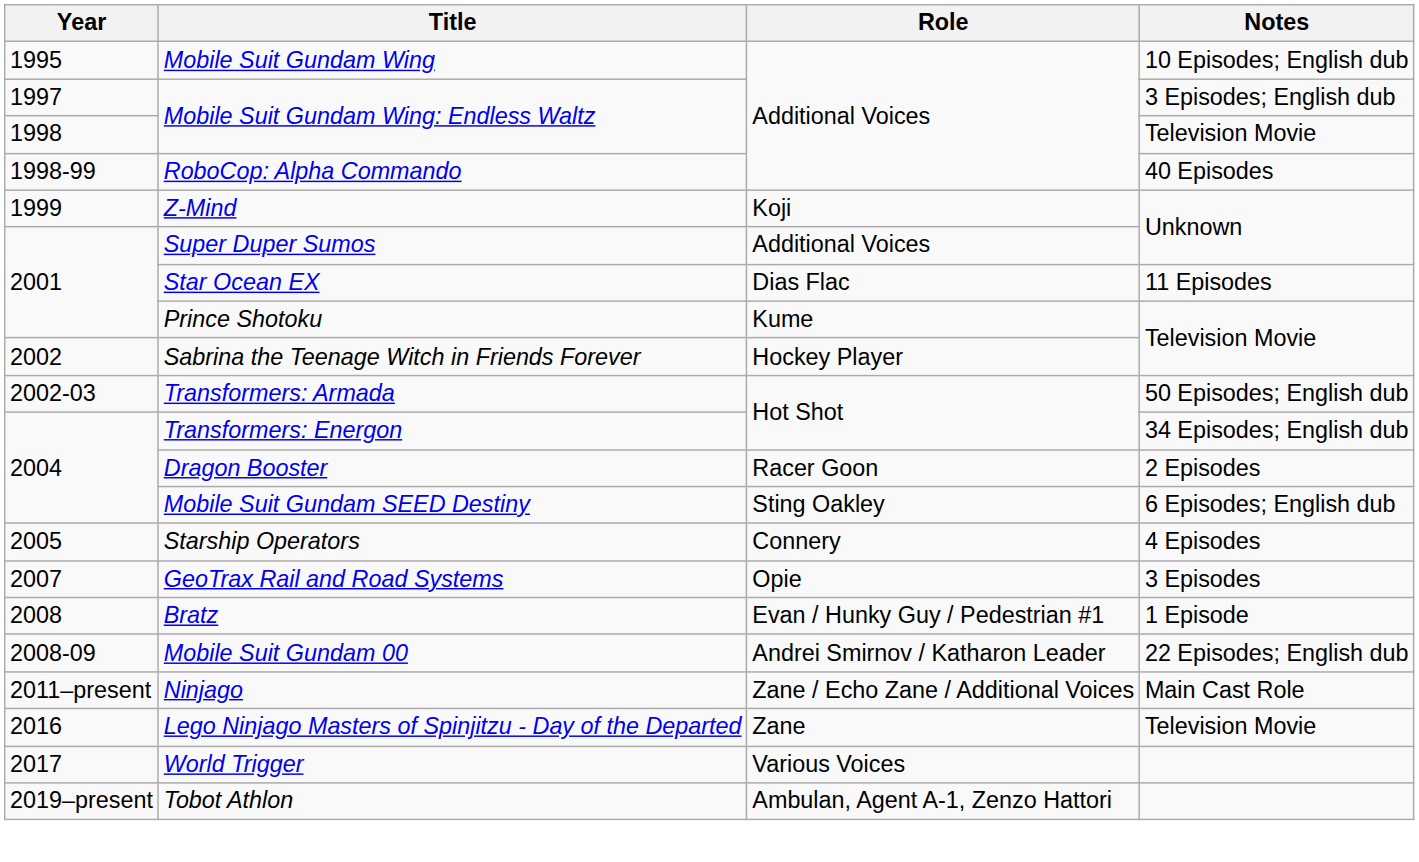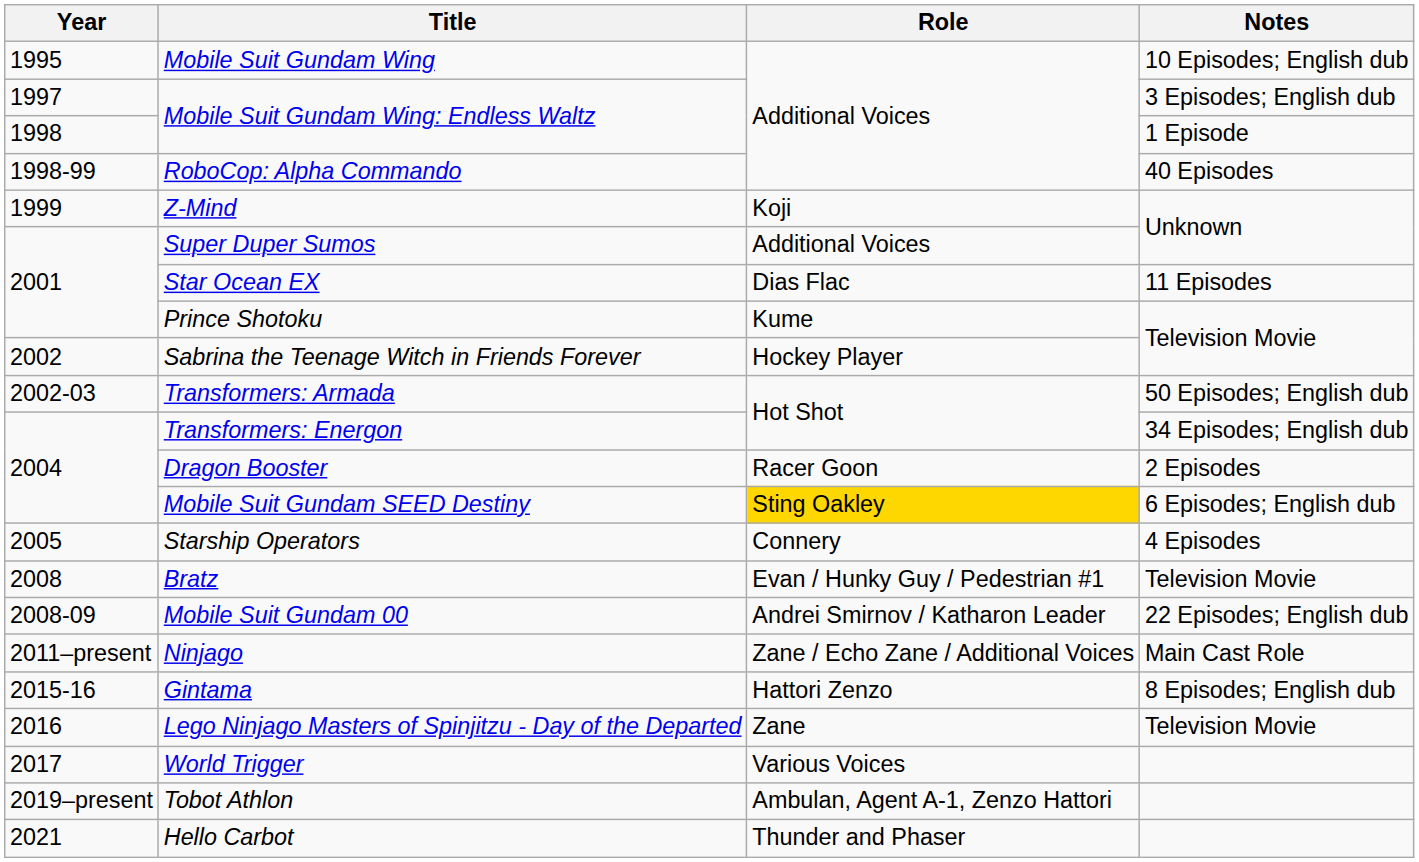(1231, 134) Television Movie -> (1197, 134) 1 Episode
(819, 504) no background -> (819, 504) gold background
- row: (36, 578)
(1197, 615) 1 Episode -> (1231, 578) Television Movie
+ row: (53, 689)
+ row: (36, 838)
